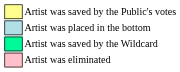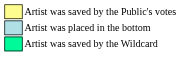- row: (67, 60)
